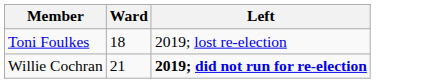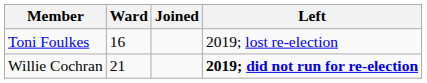+ column: (177, 16)
(118, 41) 18 -> (118, 41) 16
